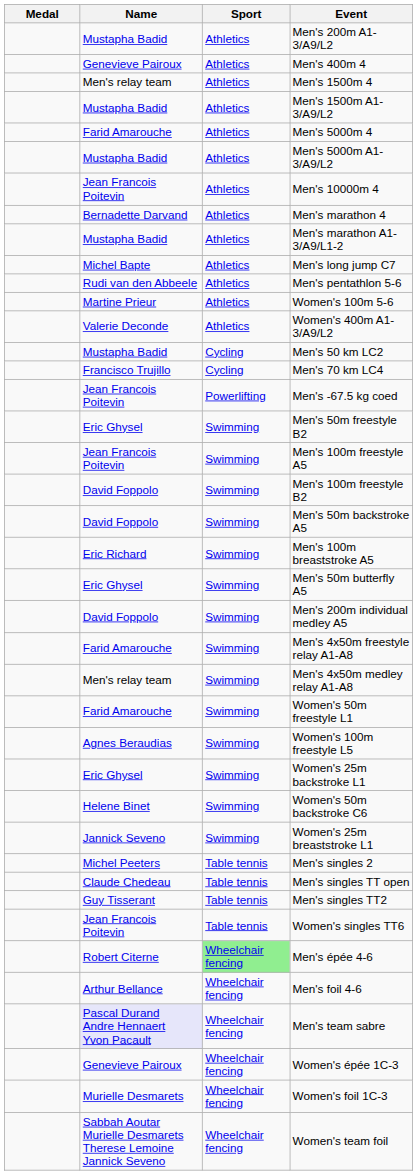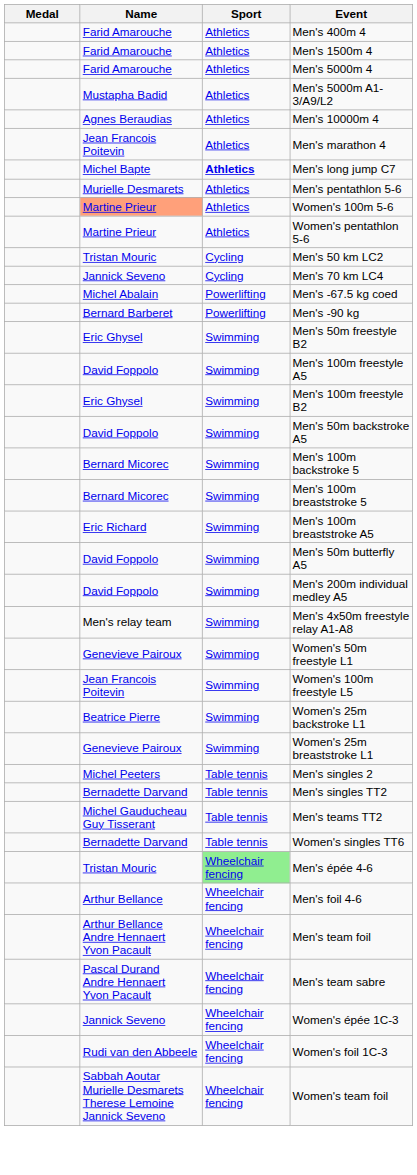- row: (335, 39)
(132, 64) Genevieve Pairoux -> (127, 32) Farid Amarouche
(127, 83) Men's relay team -> (127, 51) Farid Amarouche
- row: (338, 108)
(119, 189) Jean Francois Poitevin -> (127, 120) Agnes Beraudias
(135, 214) Bernadette Darvand -> (119, 145) Jean Francois Poitevin
- row: (345, 239)
(227, 265) normal -> (230, 170) bold
(140, 283) Rudi van den Abbeele -> (133, 188) Murielle Desmarets
(119, 302) no background -> (119, 207) lightsalmon background
- row: (343, 327)
+ row: (346, 232)
(125, 352) Mustapha Badid -> (120, 257) Tristan Mouric
(127, 370) Francisco Trujillo -> (124, 275) Jannick Seveno
(119, 395) Jean Francois Poitevin -> (120, 294) Michel Abalain
+ row: (326, 313)
(119, 459) Jean Francois Poitevin -> (120, 369) David Foppolo
(120, 490) David Foppolo -> (113, 401) Eric Ghysel
+ row: (326, 464)
+ row: (330, 496)
(113, 585) Eric Ghysel -> (120, 559) David Foppolo
(127, 648) Farid Amarouche -> (127, 622) Men's relay team
- row: (348, 680)
(127, 712) Farid Amarouche -> (132, 654) Genevieve Pairoux
(127, 743) Agnes Beraudias -> (119, 685) Jean Francois Poitevin
(113, 775) Eric Ghysel -> (121, 717) Beatrice Pierre
- row: (330, 806)
(124, 838) Jannick Seveno -> (132, 749) Genevieve Pairoux
- row: (351, 882)
(119, 900) Guy Tisserant -> (135, 792) Bernadette Darvand
+ row: (337, 817)
(119, 925) Jean Francois Poitevin -> (135, 842) Bernadette Darvand
(121, 957) Robert Citerne -> (120, 867) Tristan Mouric
+ row: (332, 937)
(124, 1027) lavender background -> (124, 982) no background
(132, 1065) Genevieve Pairoux -> (124, 1020) Jannick Seveno
(133, 1096) Murielle Desmarets -> (140, 1052) Rudi van den Abbeele
